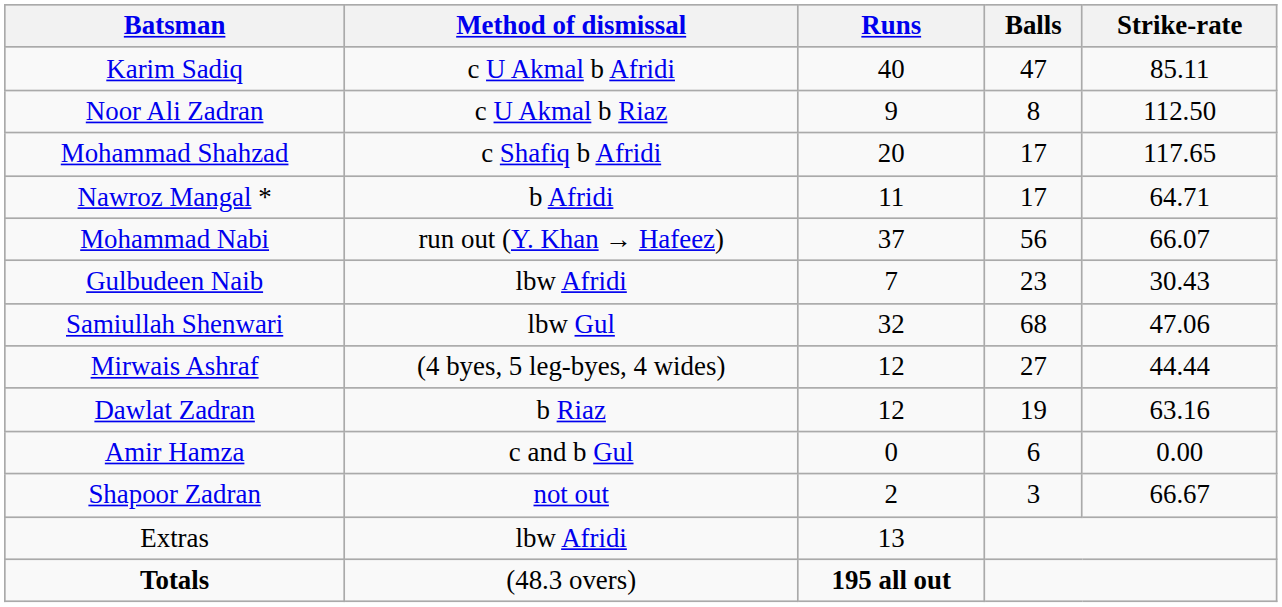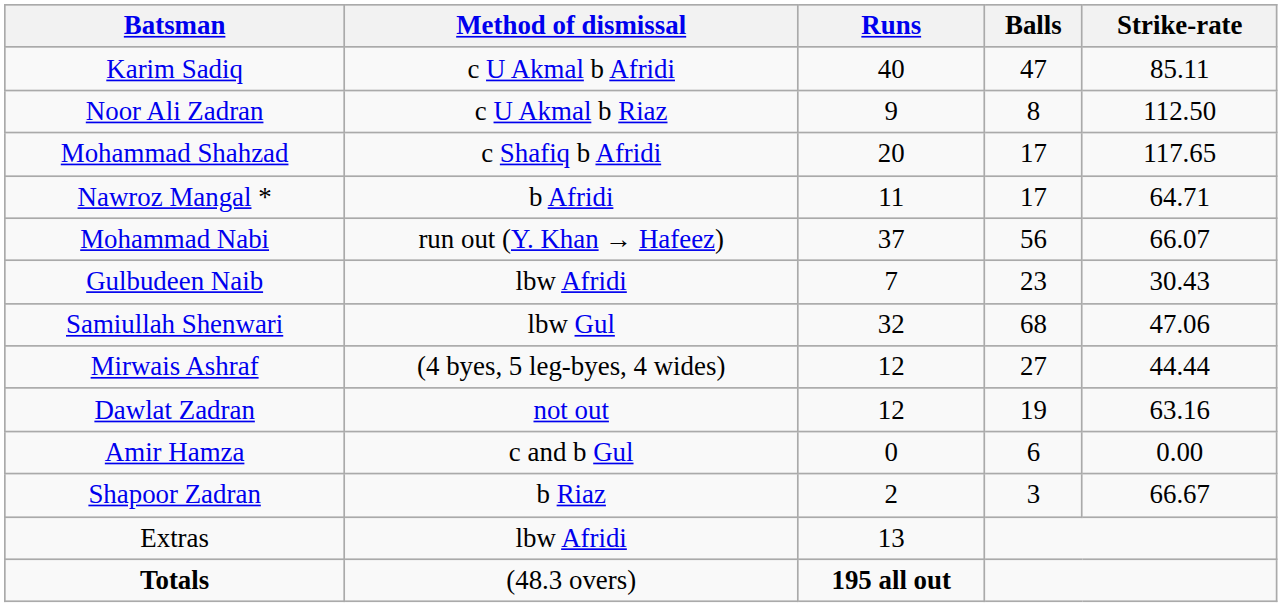(571, 409) b Riaz -> (571, 409) not out
(571, 494) not out -> (571, 494) b Riaz
